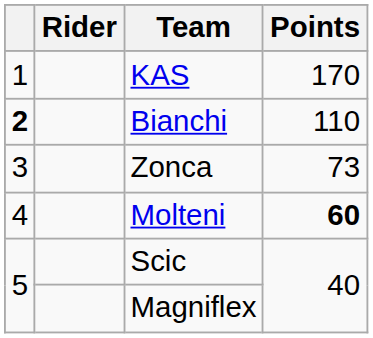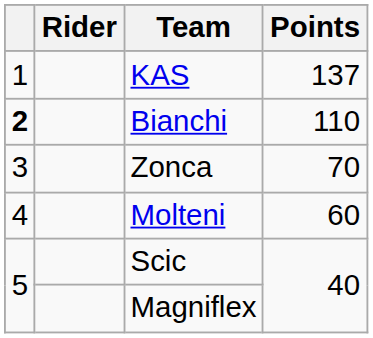(335, 74) 170 -> (335, 74) 137
(344, 167) 73 -> (344, 167) 70
(344, 214) bold -> (344, 214) normal
